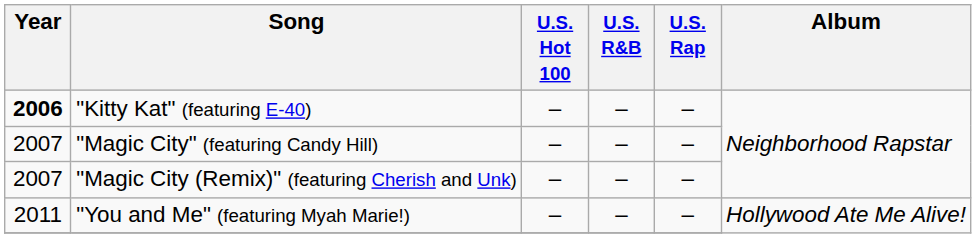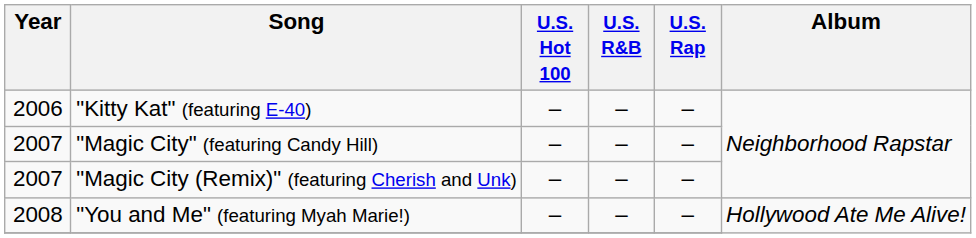(38, 108) bold -> (38, 108) normal
(38, 214) 2011 -> (38, 214) 2008
